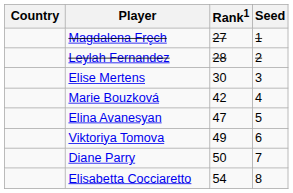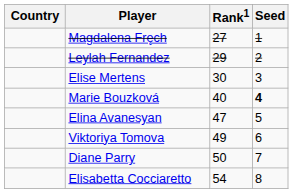(220, 58) 28 -> (220, 58) 29
(220, 98) 42 -> (220, 98) 40
(259, 98) normal -> (259, 98) bold
